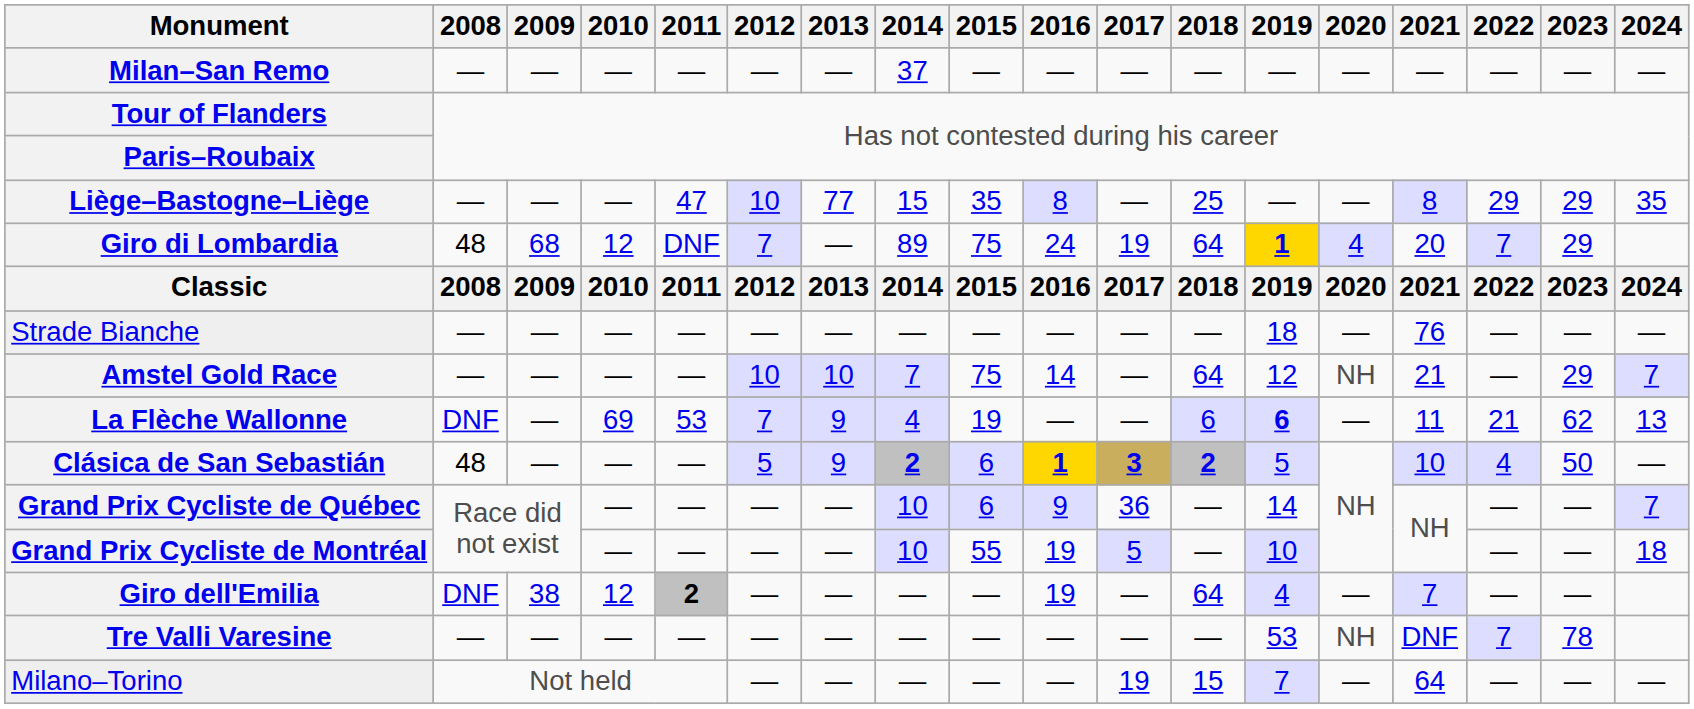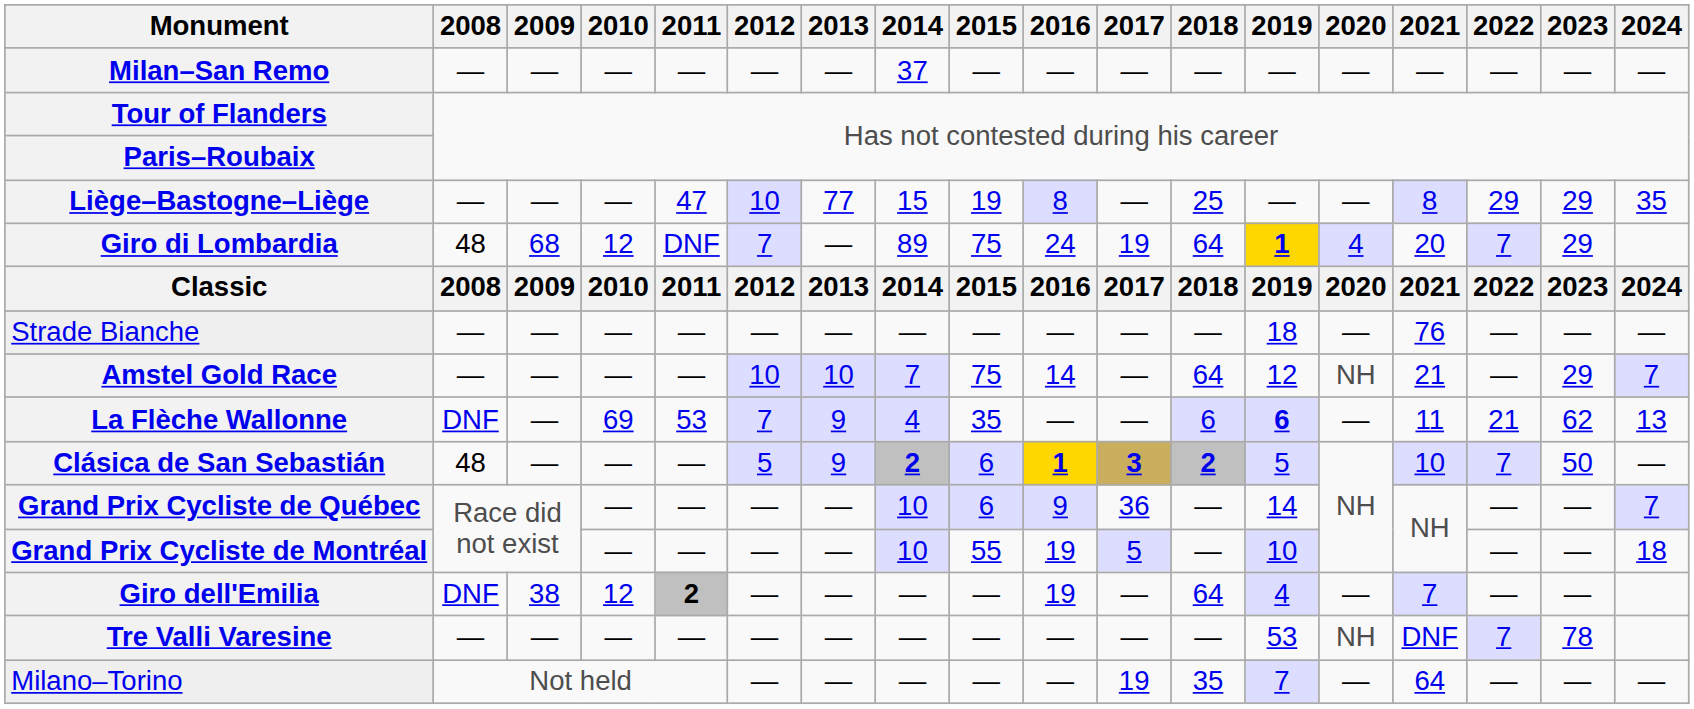(986, 200) 35 -> (986, 200) 19
(986, 419) 19 -> (986, 419) 35
(1504, 462) 4 -> (1504, 462) 7
(1208, 680) 15 -> (1208, 680) 35
